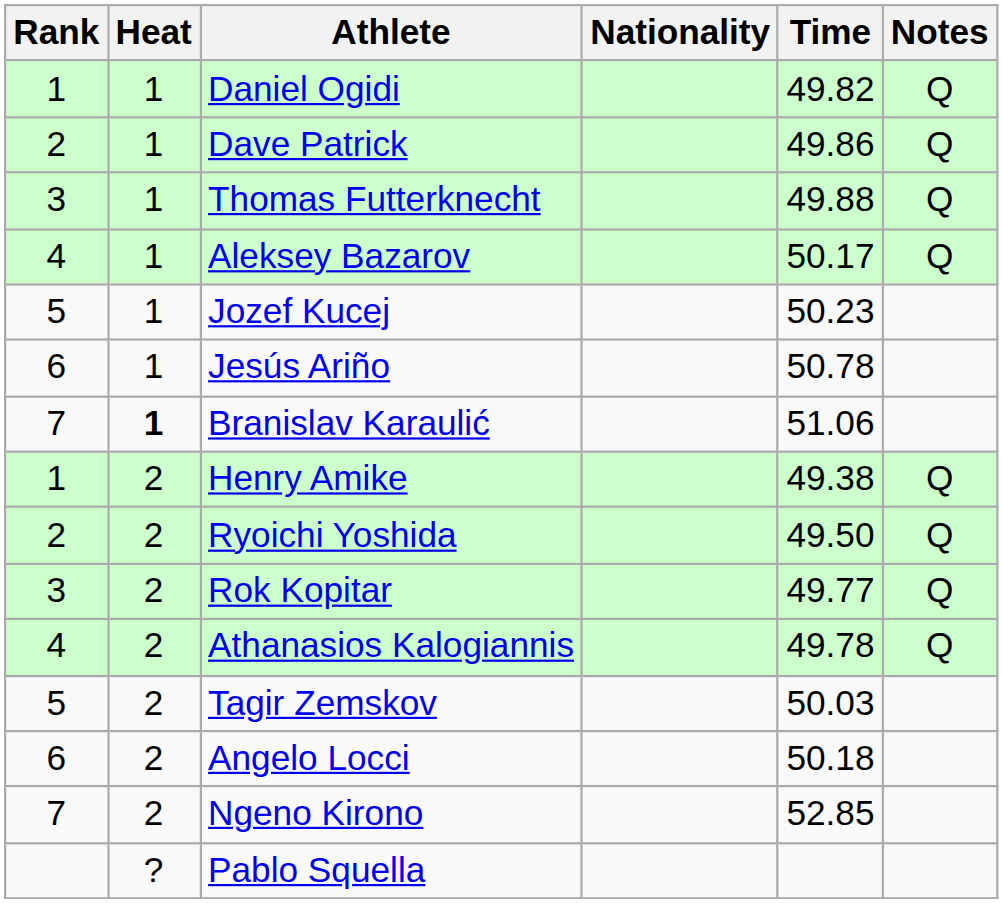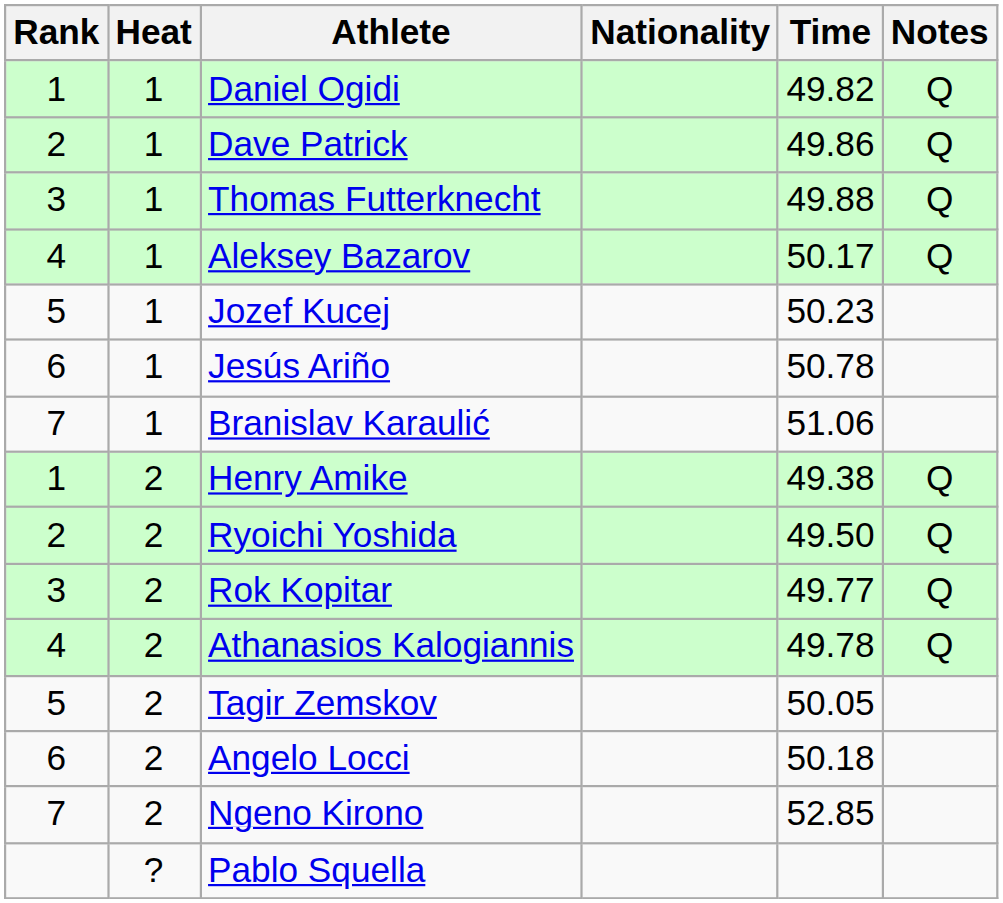(154, 423) bold -> (154, 423) normal
(830, 702) 50.03 -> (830, 702) 50.05
